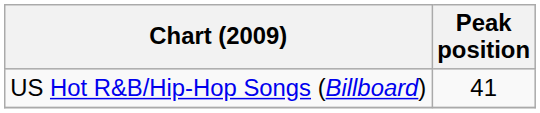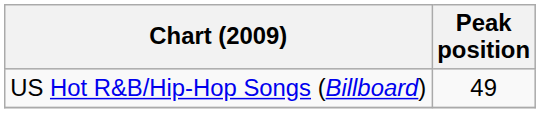(484, 88) 41 -> (484, 88) 49
